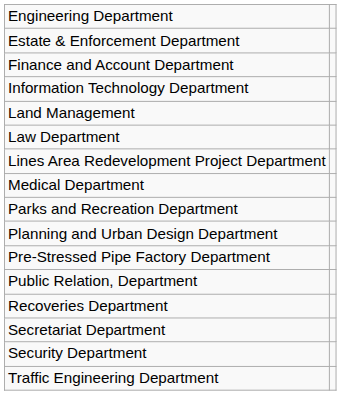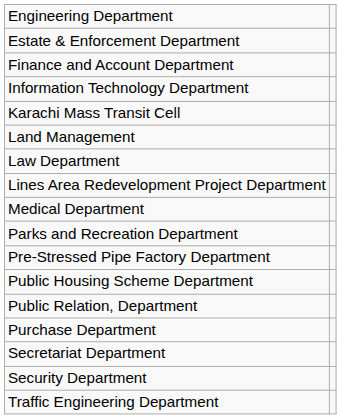+ row: (94, 112)
- row: (143, 233)
+ row: (130, 281)
+ row: (82, 329)
- row: (88, 305)
